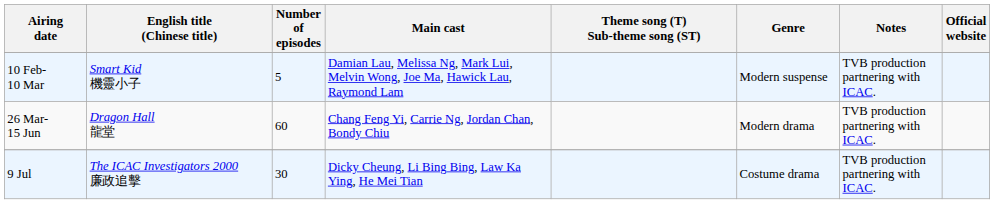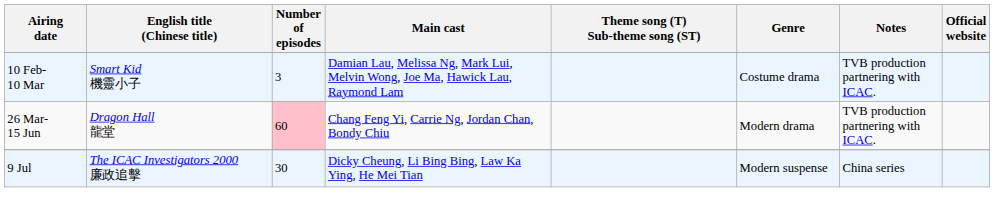(278, 77) 5 -> (278, 77) 3
(784, 77) Modern suspense -> (779, 77) Costume drama
(281, 125) no background -> (281, 125) pink background
(779, 174) Costume drama -> (784, 168) Modern suspense
(884, 174) TVB production partnering with ICAC. -> (874, 168) China series
